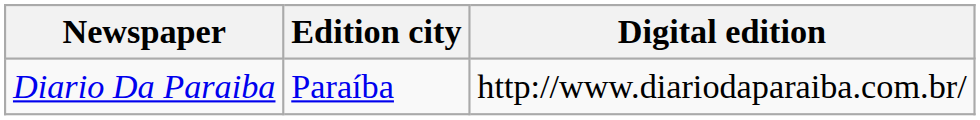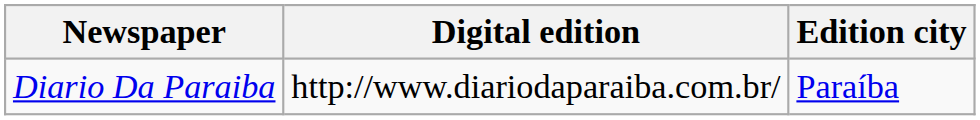columns swapped: (376, 31) <-> (722, 31)
